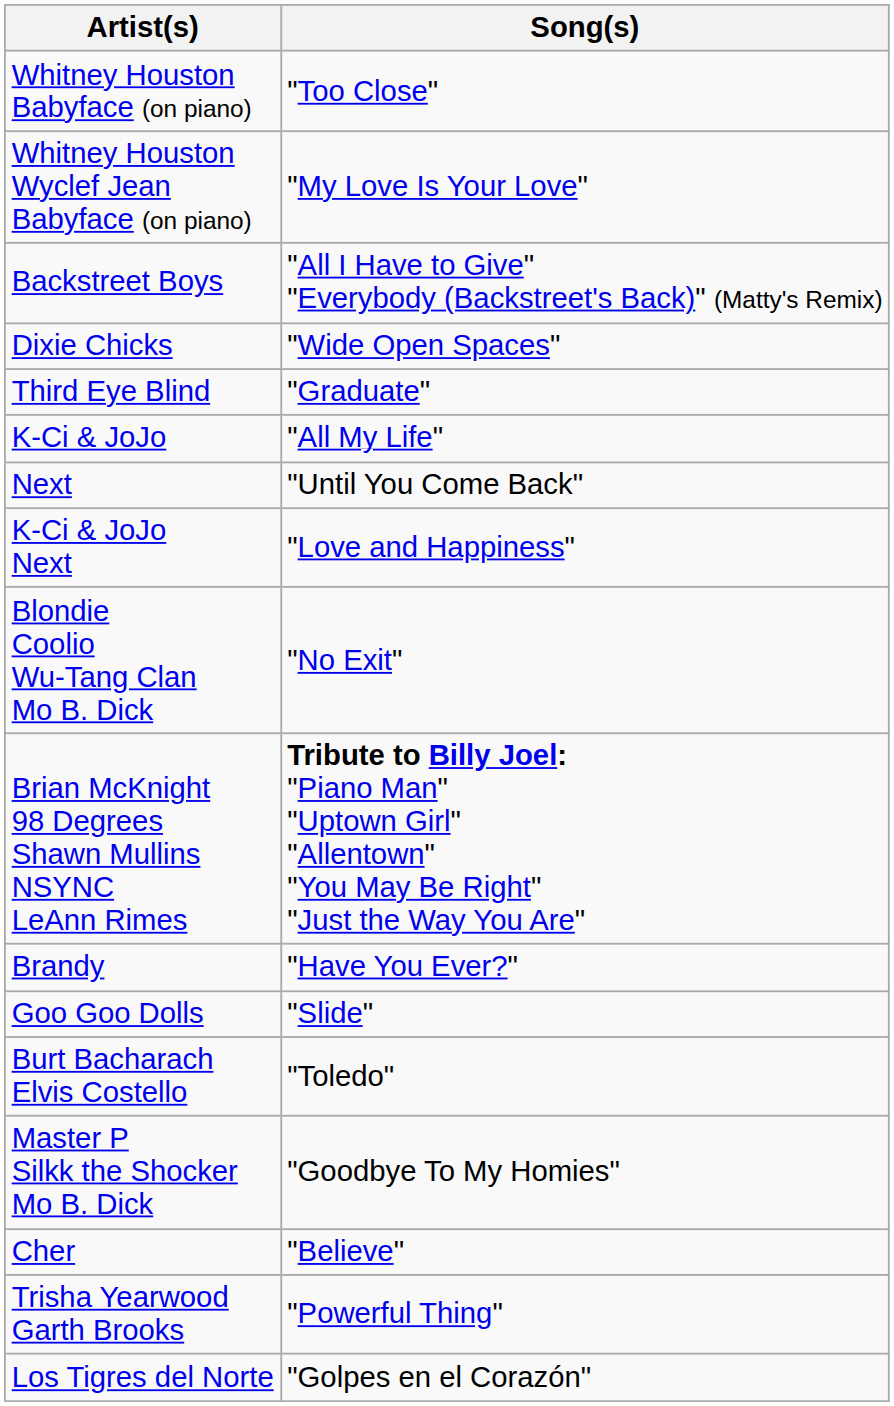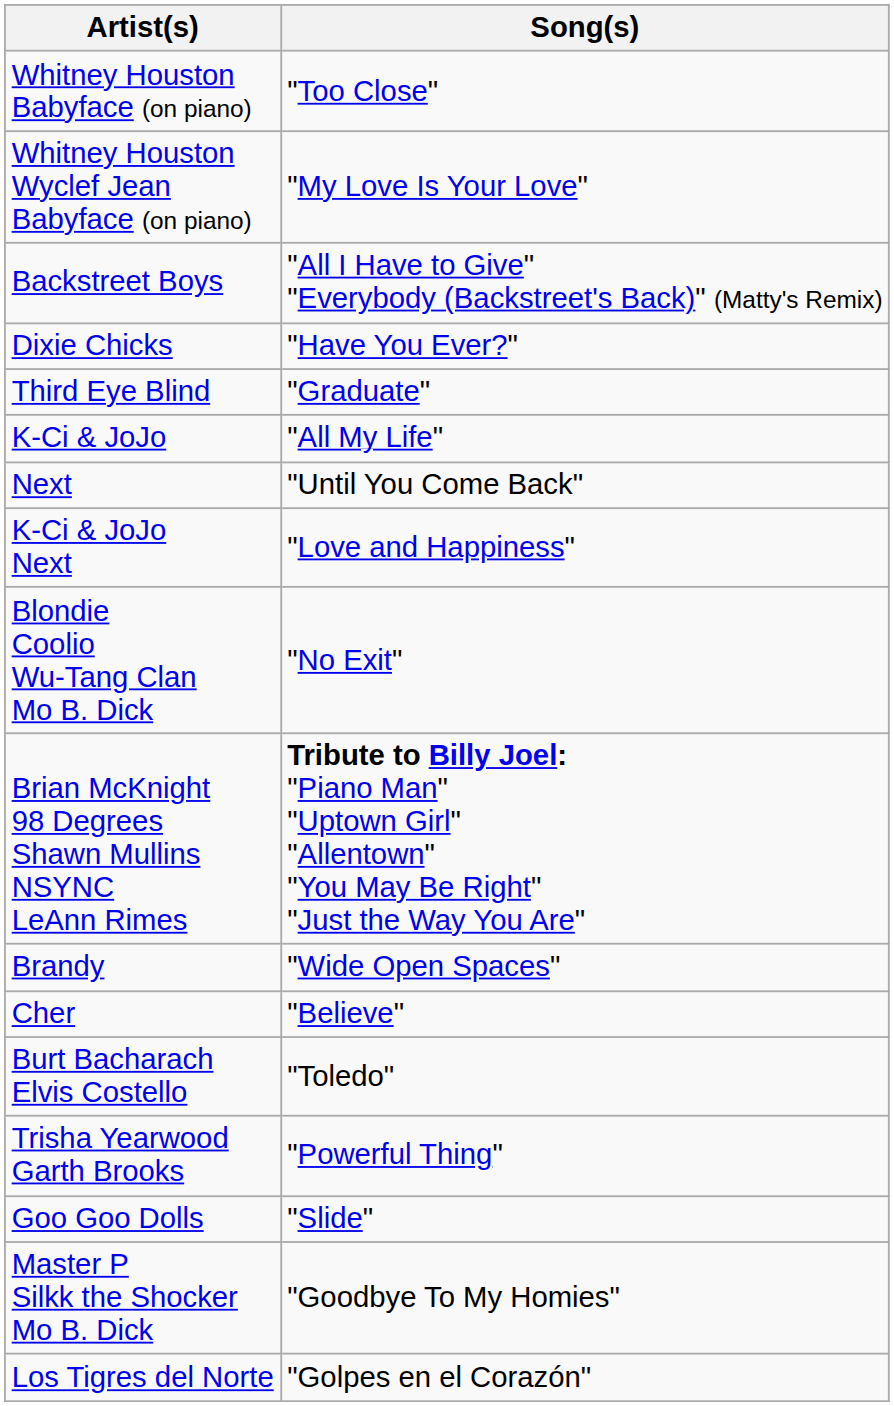(424, 345) "Wide Open Spaces" -> (403, 345) "Have You Ever?"
(403, 966) "Have You Ever?" -> (424, 966) "Wide Open Spaces"
rows swapped: (43, 1251) <-> (108, 1013)
rows swapped: (120, 1314) <-> (125, 1171)
